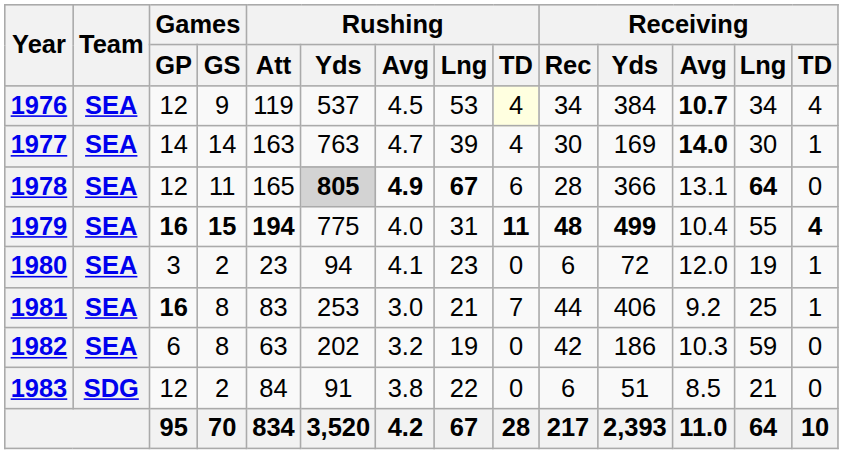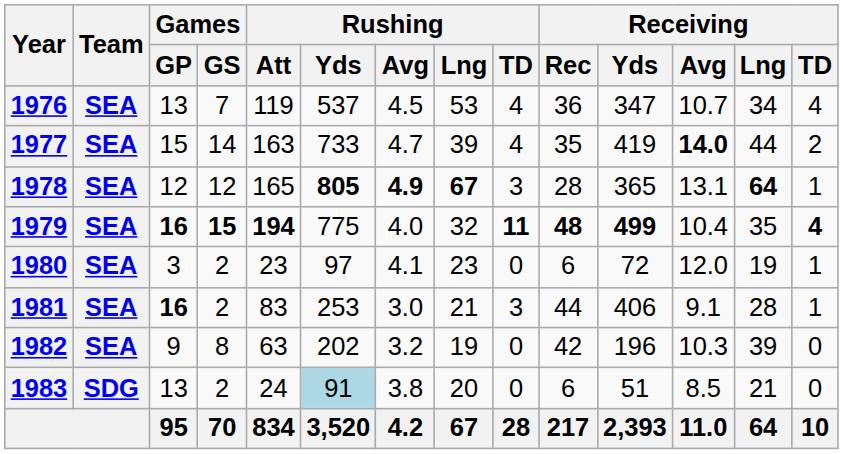(174, 105) 12 -> (174, 105) 13
(222, 105) 9 -> (222, 105) 7
(516, 105) lightyellow background -> (516, 105) no background
(568, 105) 34 -> (568, 105) 36
(635, 105) 384 -> (635, 105) 347
(703, 105) bold -> (703, 105) normal
(174, 145) 14 -> (174, 145) 15
(338, 145) 763 -> (338, 145) 733
(568, 145) 30 -> (568, 145) 35
(635, 145) 169 -> (635, 145) 419
(763, 145) 30 -> (763, 145) 44
(815, 145) 1 -> (815, 145) 2
(222, 186) 11 -> (222, 186) 12
(338, 186) lightgrey background -> (338, 186) no background
(516, 186) 6 -> (516, 186) 3
(635, 186) 366 -> (635, 186) 365
(815, 186) 0 -> (815, 186) 1
(464, 226) 31 -> (464, 226) 32
(763, 226) 55 -> (763, 226) 35
(338, 266) 94 -> (338, 266) 97
(222, 307) 8 -> (222, 307) 2
(516, 307) 7 -> (516, 307) 3
(703, 307) 9.2 -> (703, 307) 9.1
(763, 307) 25 -> (763, 307) 28
(174, 347) 6 -> (174, 347) 9
(635, 347) 186 -> (635, 347) 196
(763, 347) 59 -> (763, 347) 39
(174, 387) 12 -> (174, 387) 13
(273, 387) 84 -> (273, 387) 24
(338, 387) no background -> (338, 387) lightblue background
(464, 387) 22 -> (464, 387) 20
